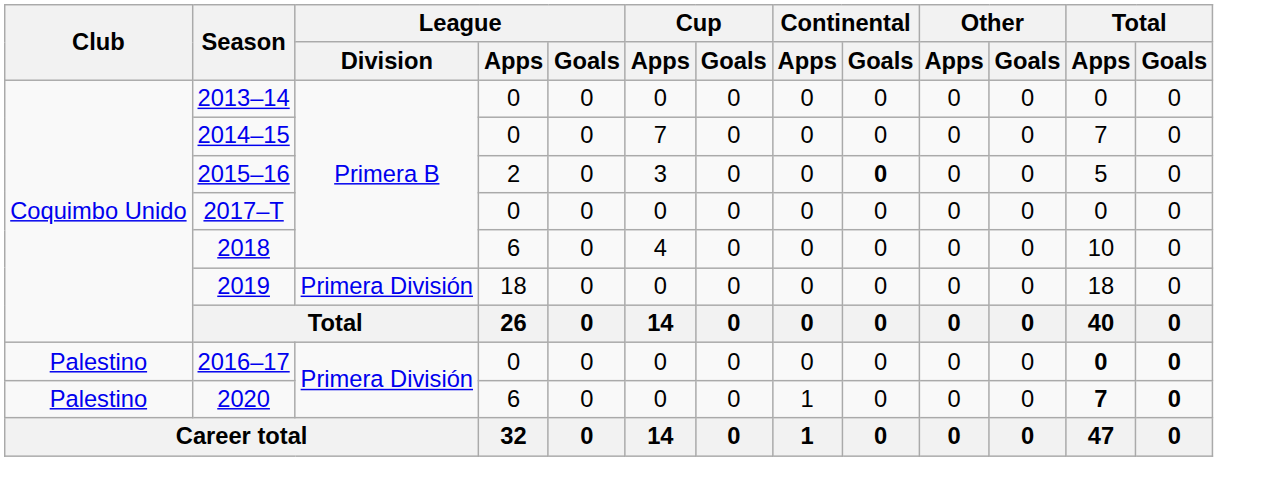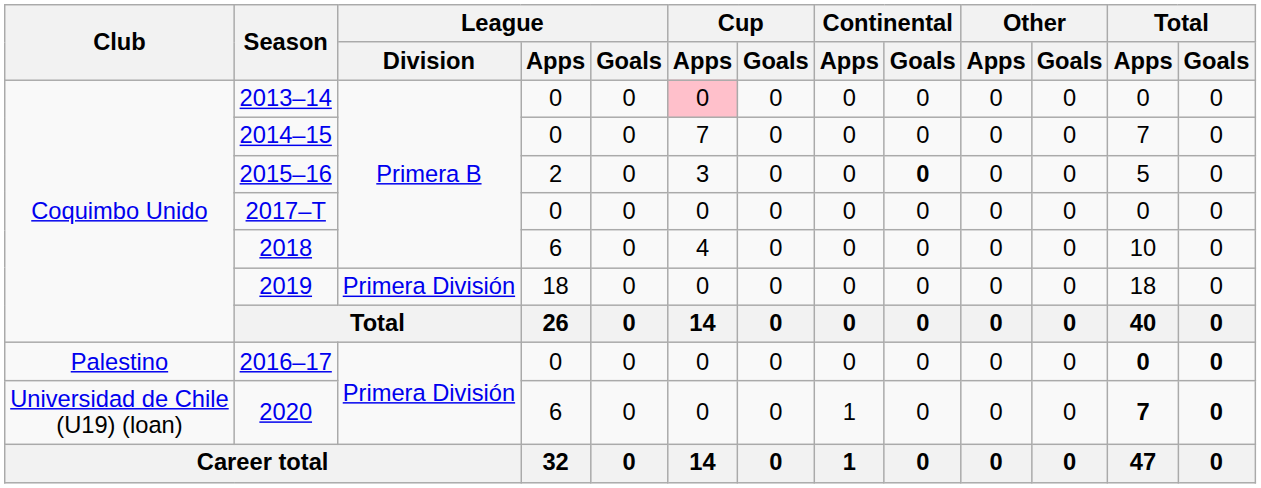(660, 98) no background -> (702, 98) pink background
(98, 398) Palestino -> (119, 412) Universidad de Chile (U19) (loan)
